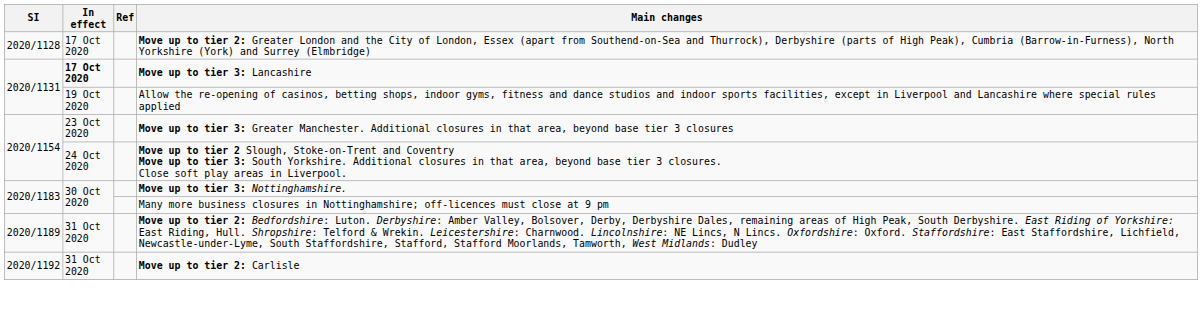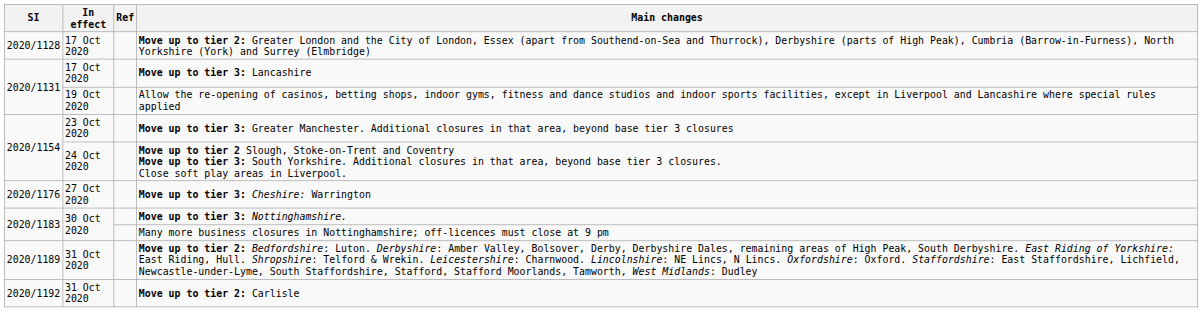(83, 73) bold -> (83, 73) normal
+ row: (255, 195)
